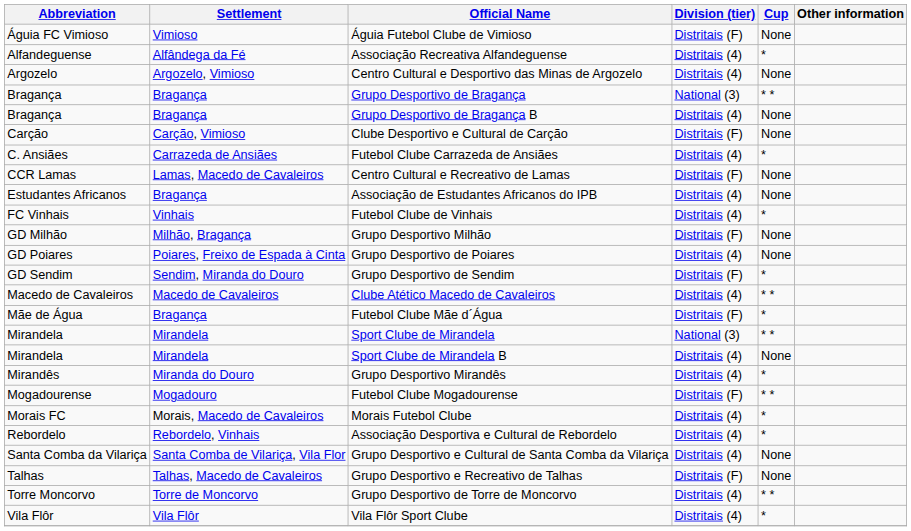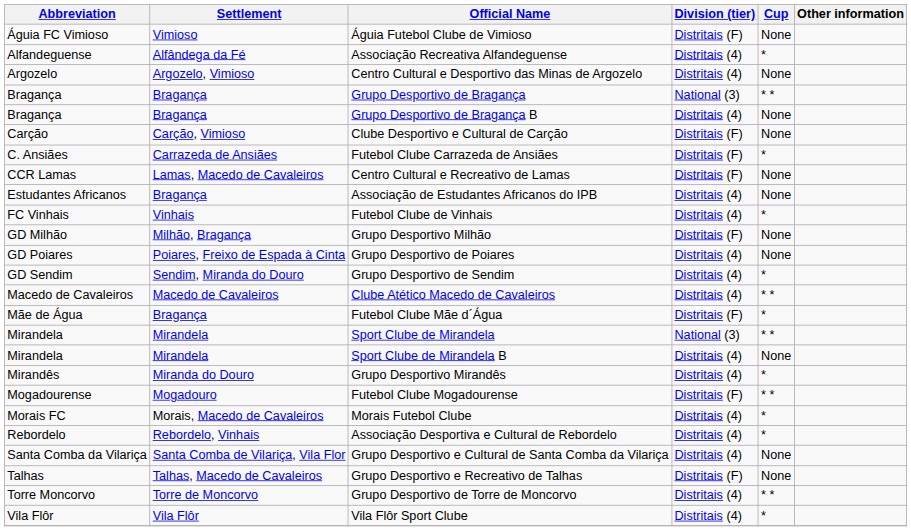(708, 154) Distritais (4) -> (709, 154) Distritais (F)
(709, 275) Distritais (F) -> (708, 275) Distritais (4)
